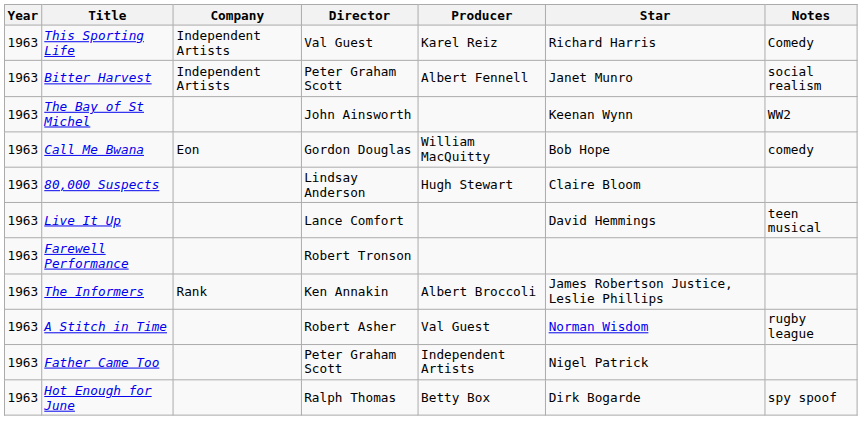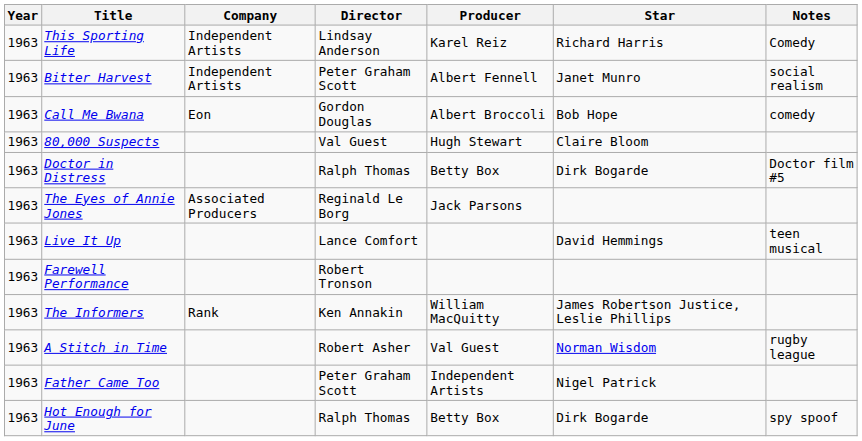(339, 43) Val Guest -> (349, 43) Lindsay Anderson
- row: (94, 114)
(456, 149) William MacQuitty -> (488, 114) Albert Broccoli
(335, 185) Lindsay Anderson -> (353, 142) Val Guest
+ row: (79, 170)
+ row: (109, 206)
(479, 291) Albert Broccoli -> (465, 312) William MacQuitty
